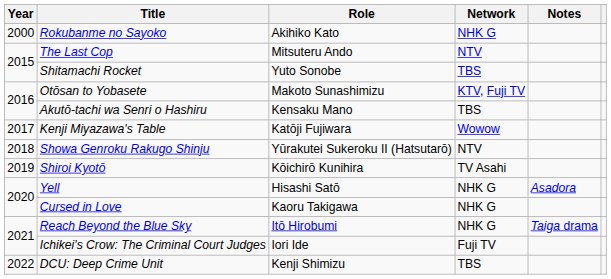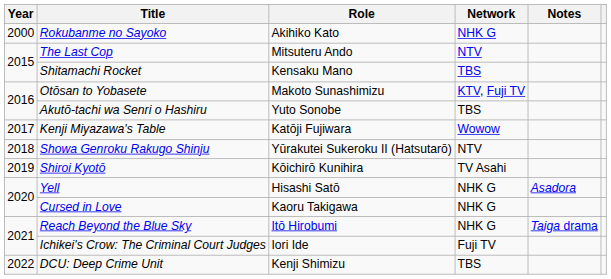(306, 71) Yuto Sonobe -> (312, 71) Kensaku Mano
(312, 110) Kensaku Mano -> (306, 110) Yuto Sonobe
